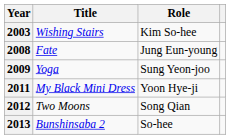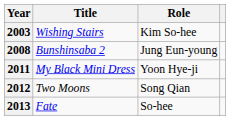(47, 50) Fate -> (70, 50) Bunshinsaba 2
- row: (19, 69)
(70, 124) Bunshinsaba 2 -> (47, 106) Fate
